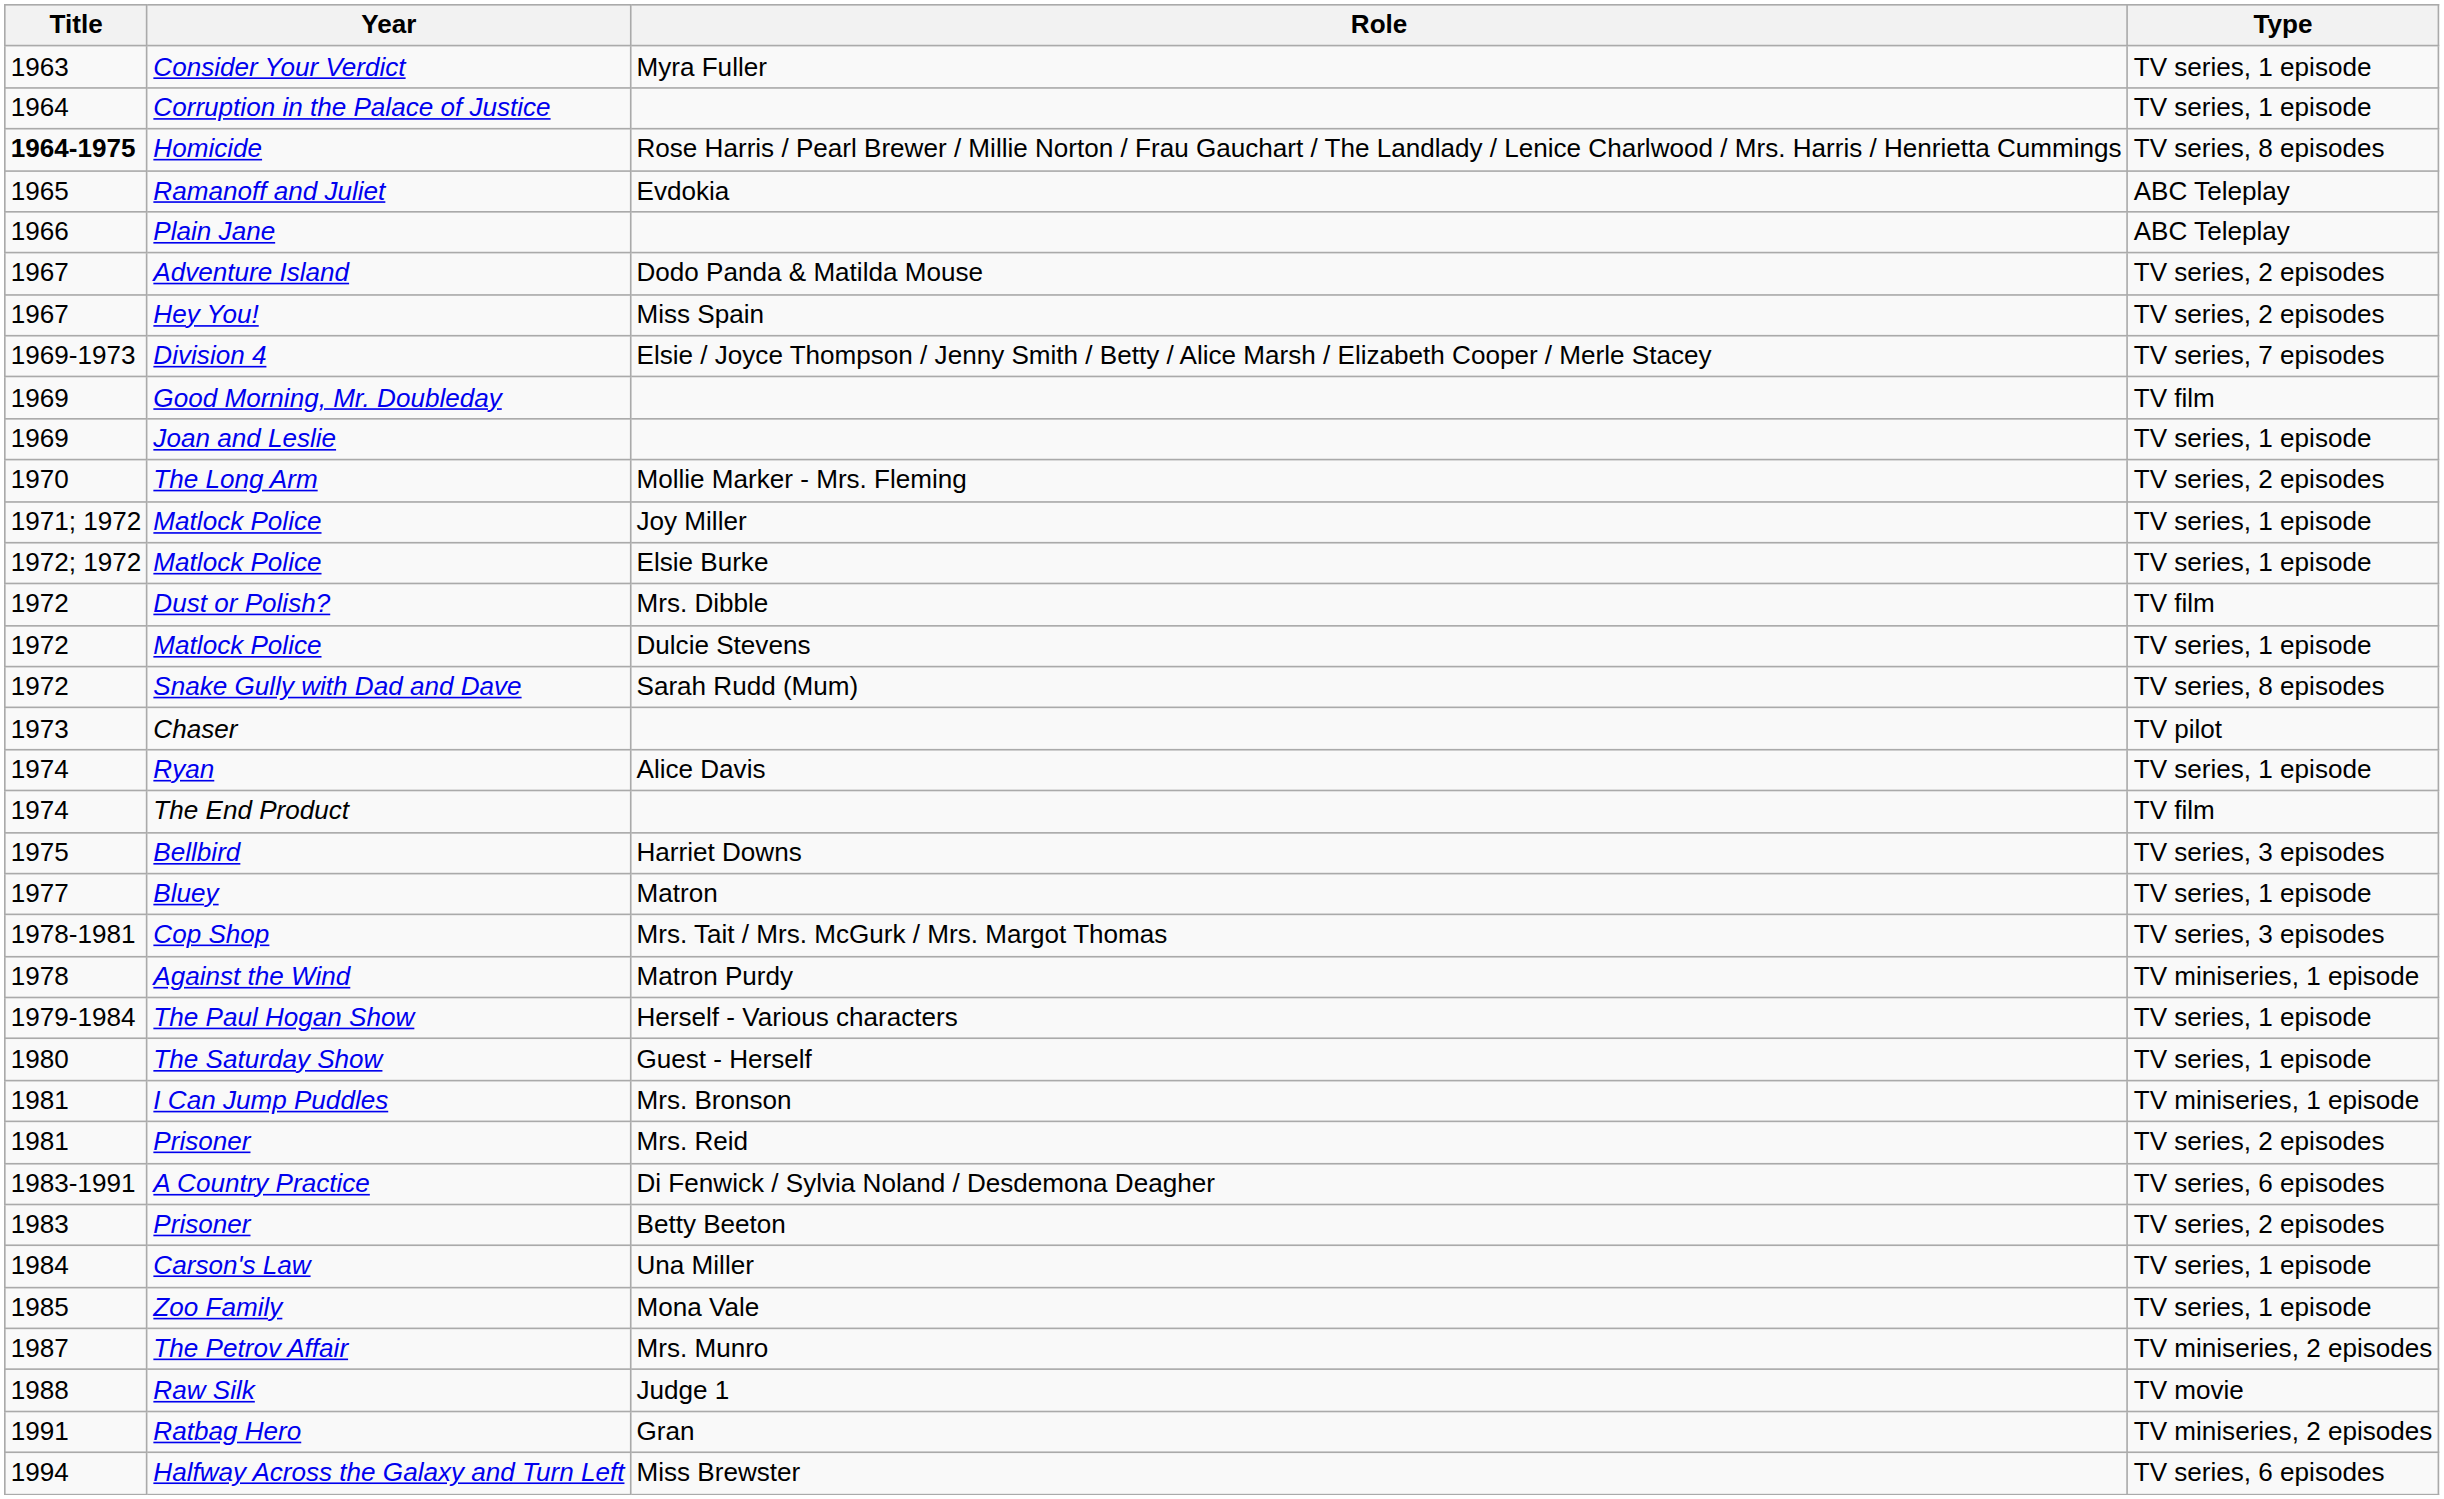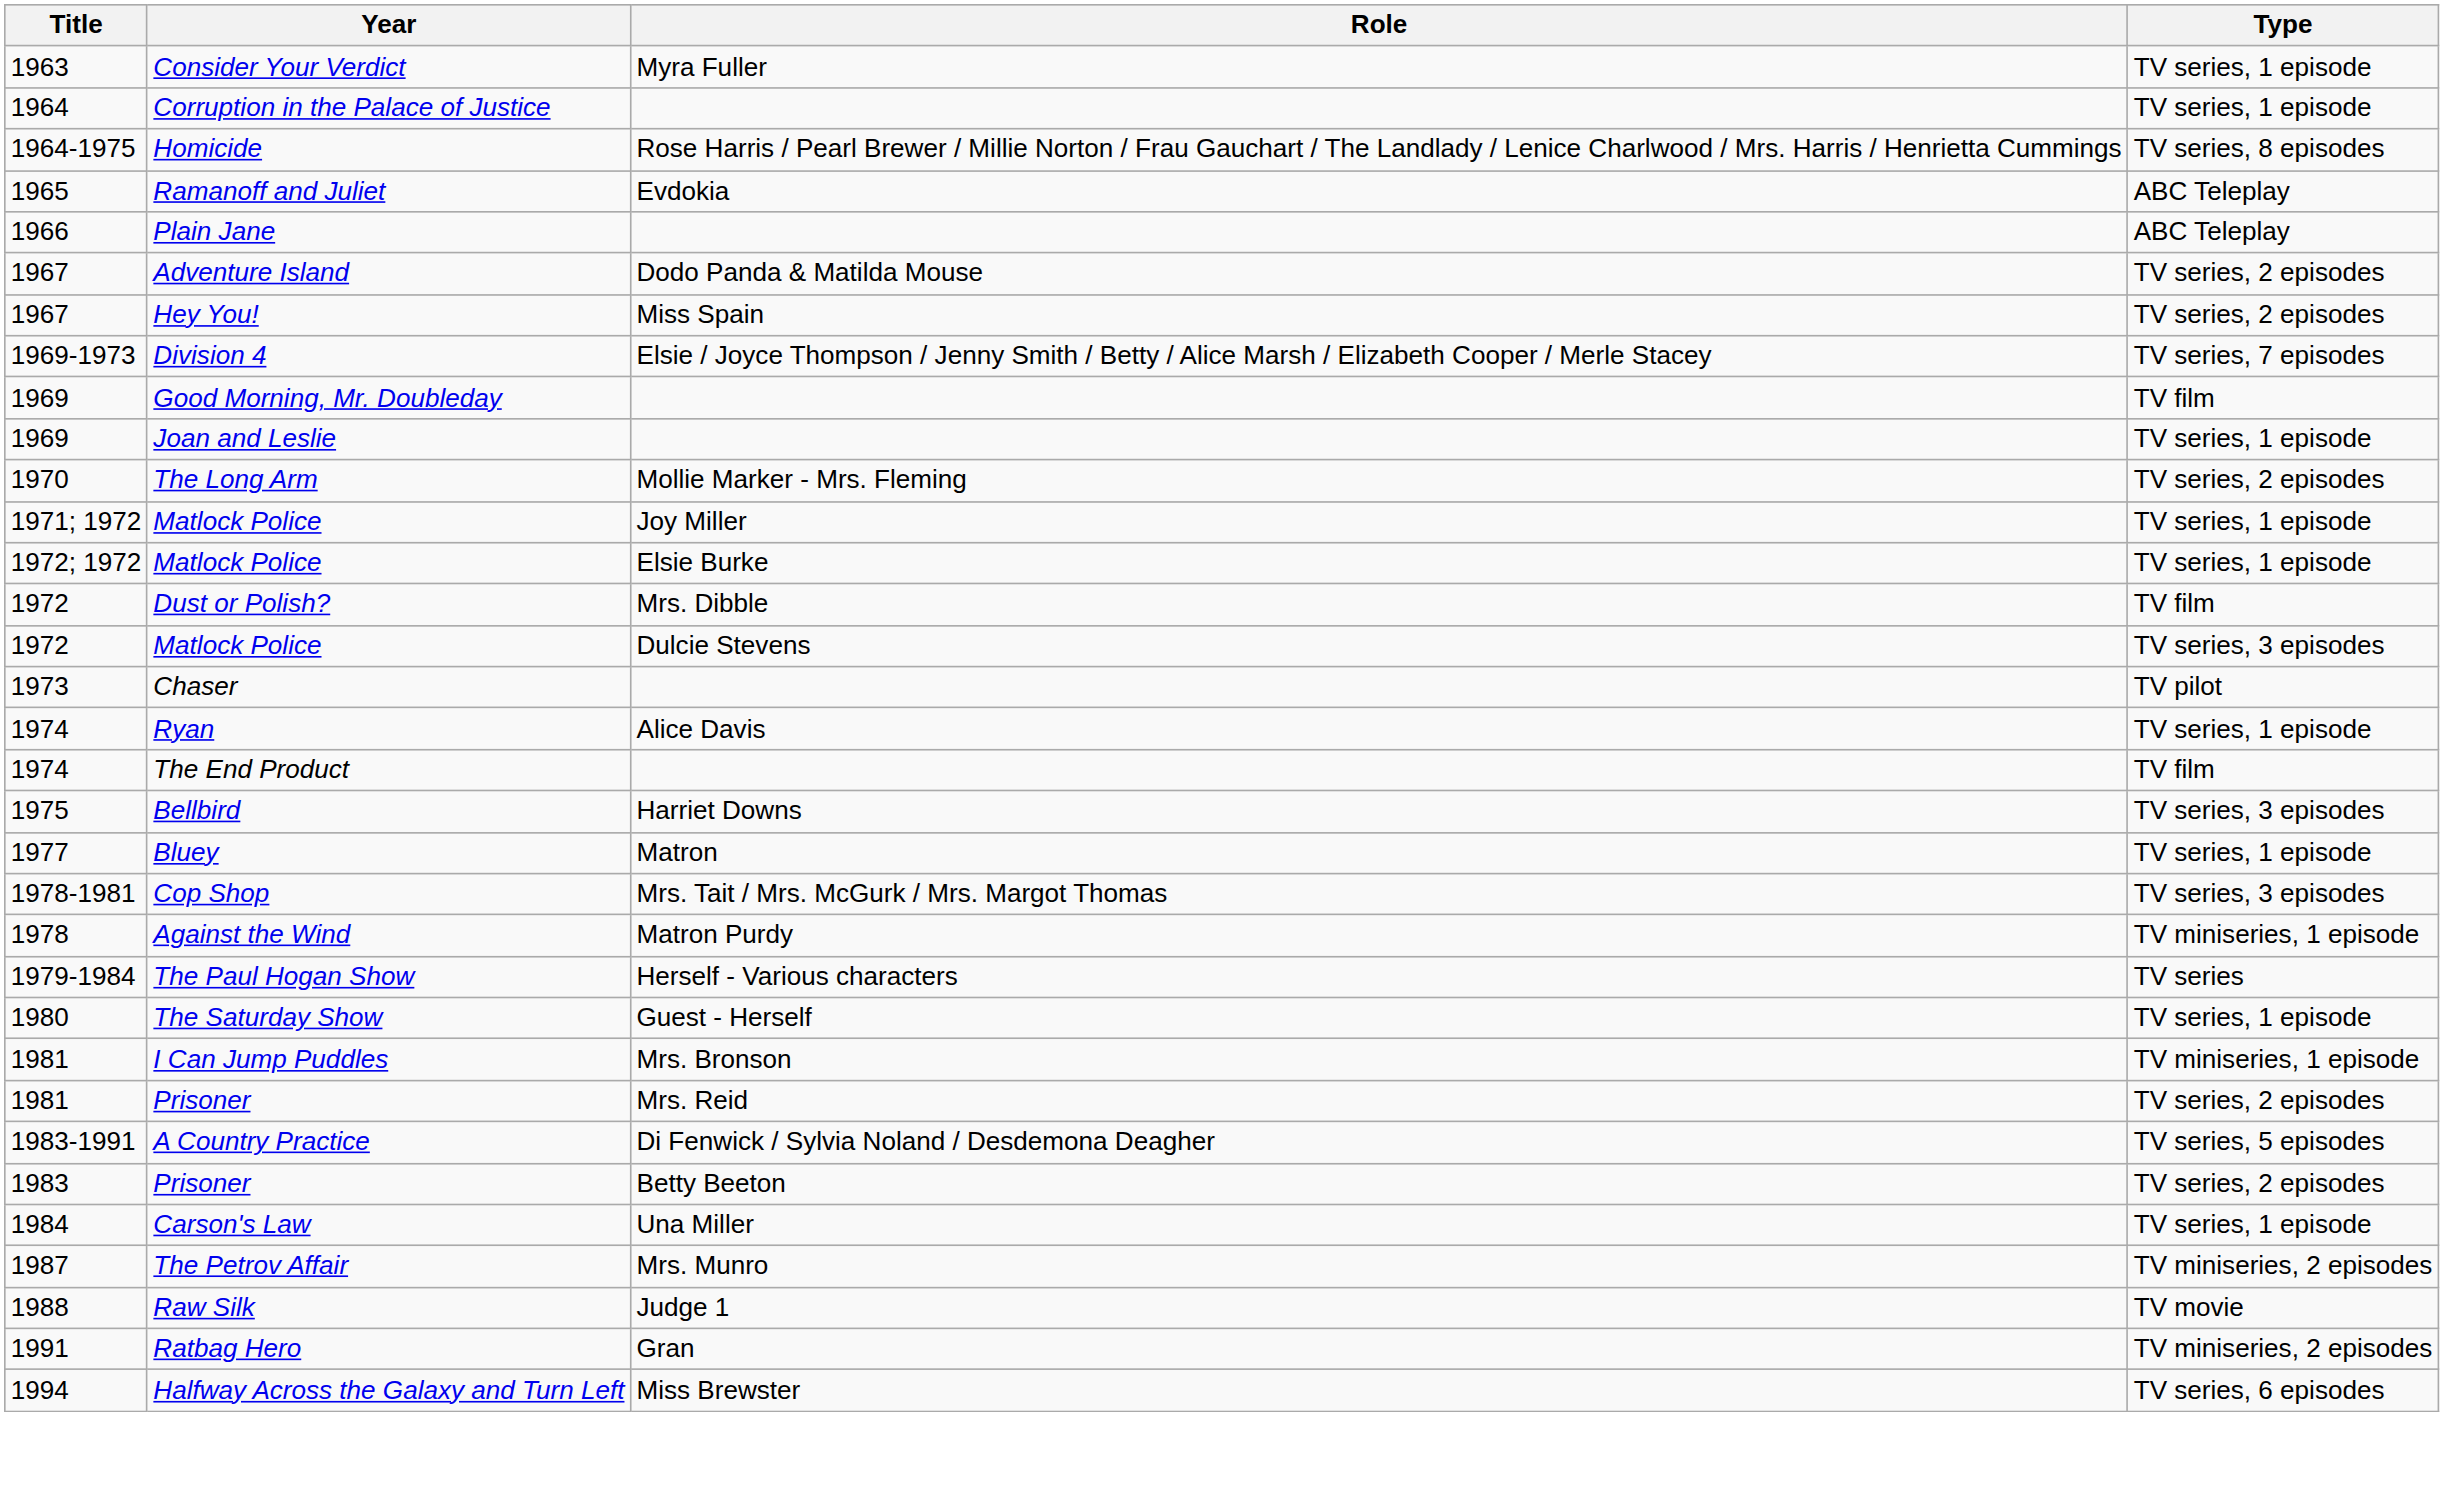(73, 149) bold -> (73, 149) normal
(2253, 645) TV series, 1 episode -> (2259, 645) TV series, 3 episodes
- row: (337, 686)
(2253, 1017) TV series, 1 episode -> (2189, 976) TV series
(2259, 1183) TV series, 6 episodes -> (2259, 1141) TV series, 5 episodes
- row: (218, 1307)
